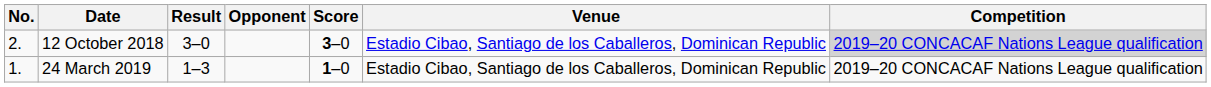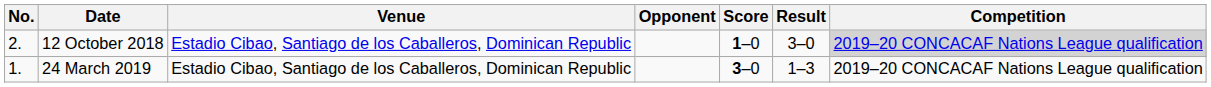columns swapped: (596, 17) <-> (196, 17)
(336, 43) 3–0 -> (746, 43) 1–0
(336, 69) 1–0 -> (746, 69) 3–0
